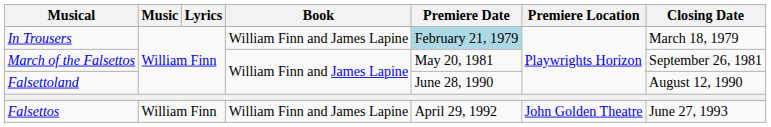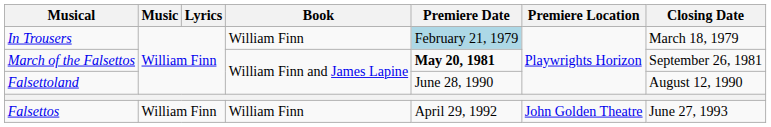(318, 37) William Finn and James Lapine -> (266, 37) William Finn
(454, 60) normal -> (455, 60) bold
(318, 111) William Finn and James Lapine -> (266, 111) William Finn
